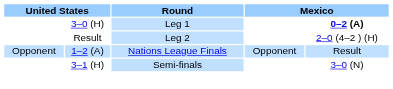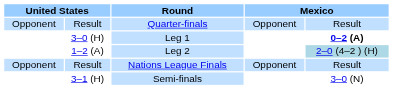+ row: (177, 24)
(87, 37) Result -> (87, 51) 1–2 (A)
(347, 37) no background -> (347, 51) lightblue background
(87, 51) 1–2 (A) -> (87, 65) Result
